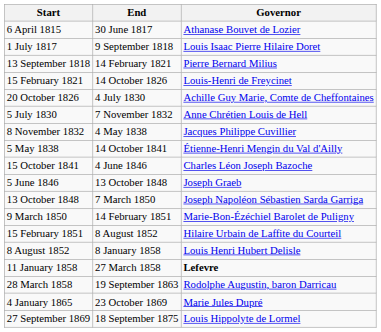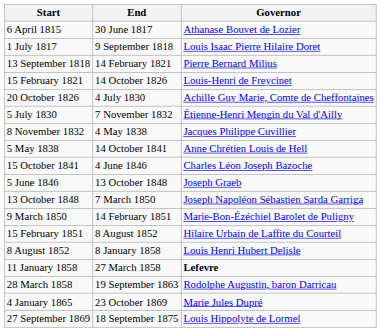(245, 115) Anne Chrétien Louis de Hell -> (263, 115) Étienne-Henri Mengin du Val d'Ailly
(263, 149) Étienne-Henri Mengin du Val d'Ailly -> (245, 149) Anne Chrétien Louis de Hell
